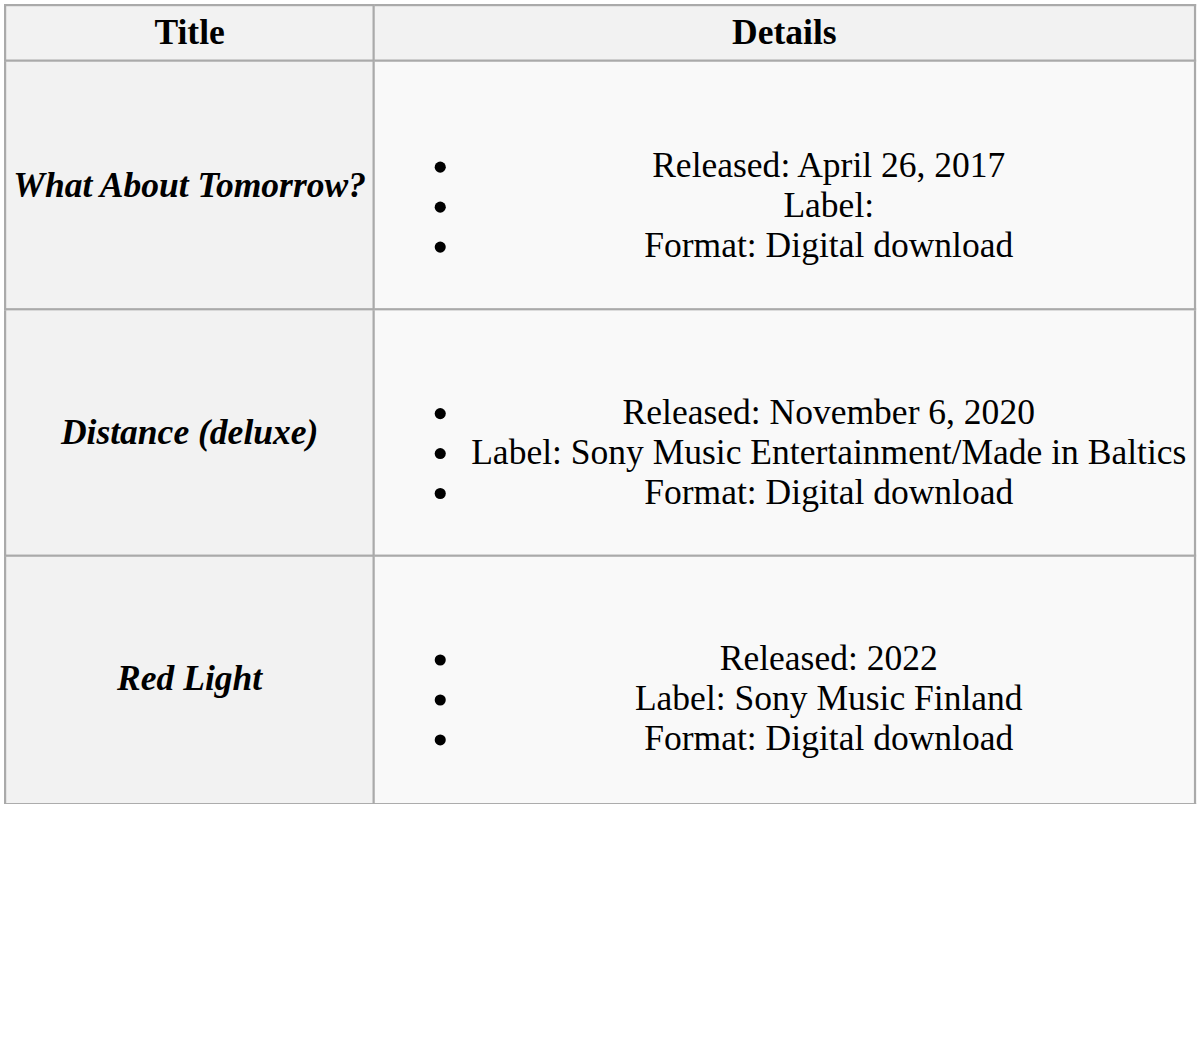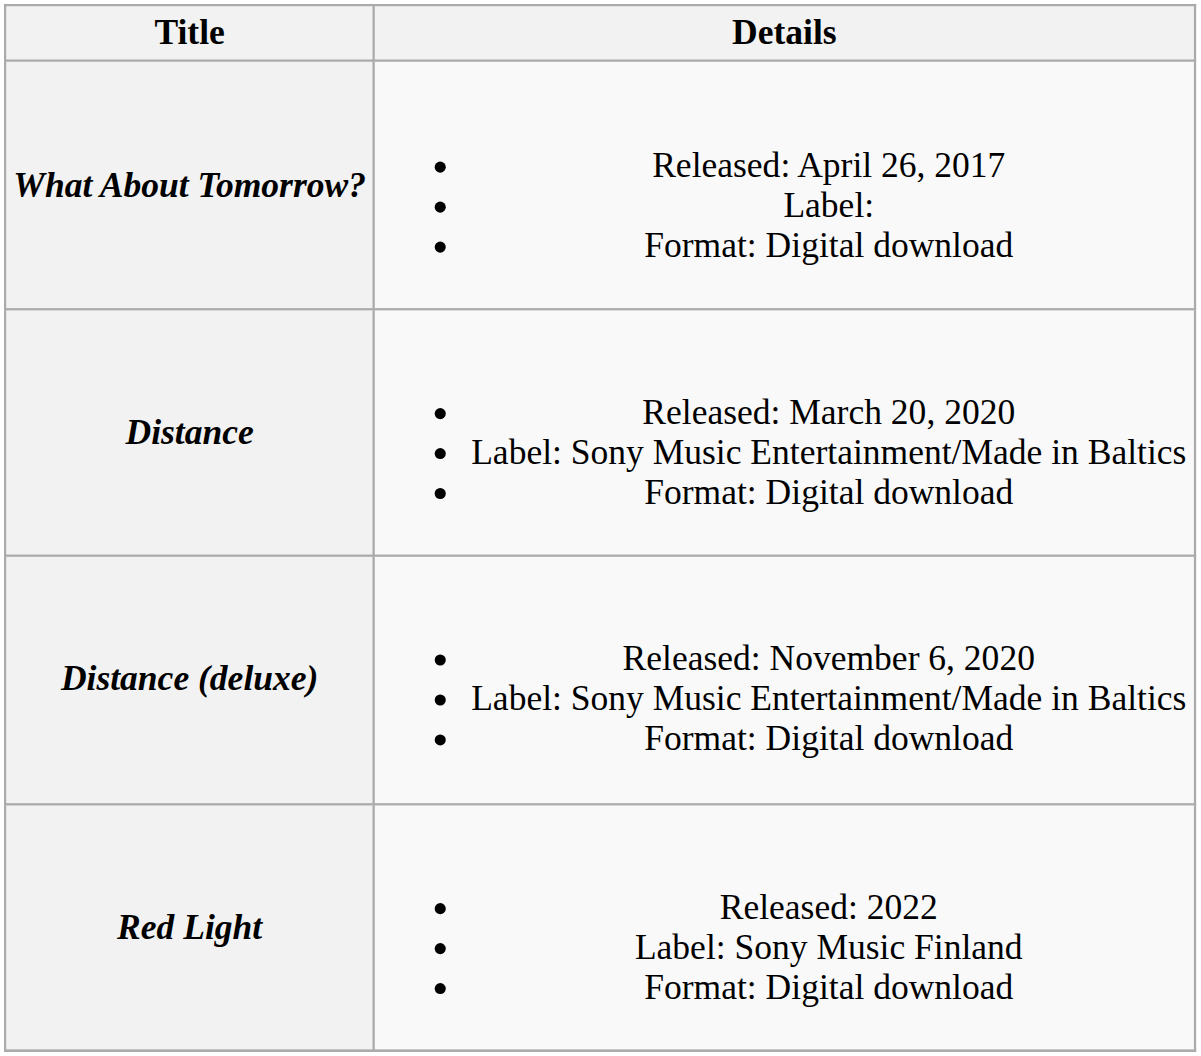+ row: (190, 431)
